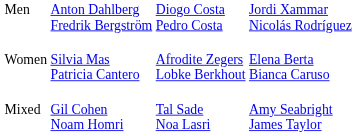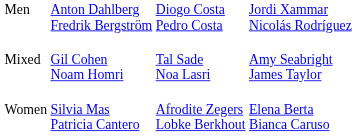rows swapped: (26, 59) <-> (23, 109)
